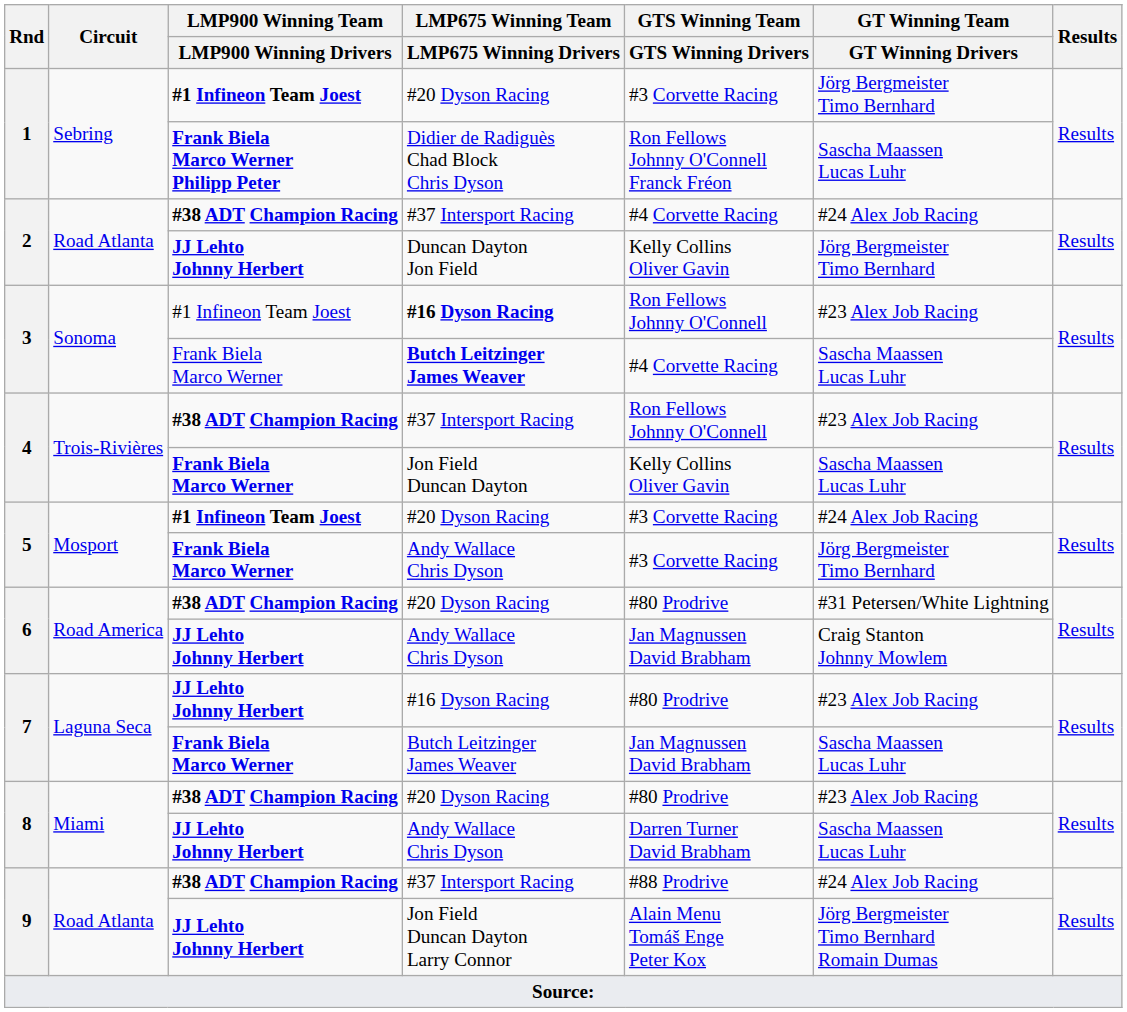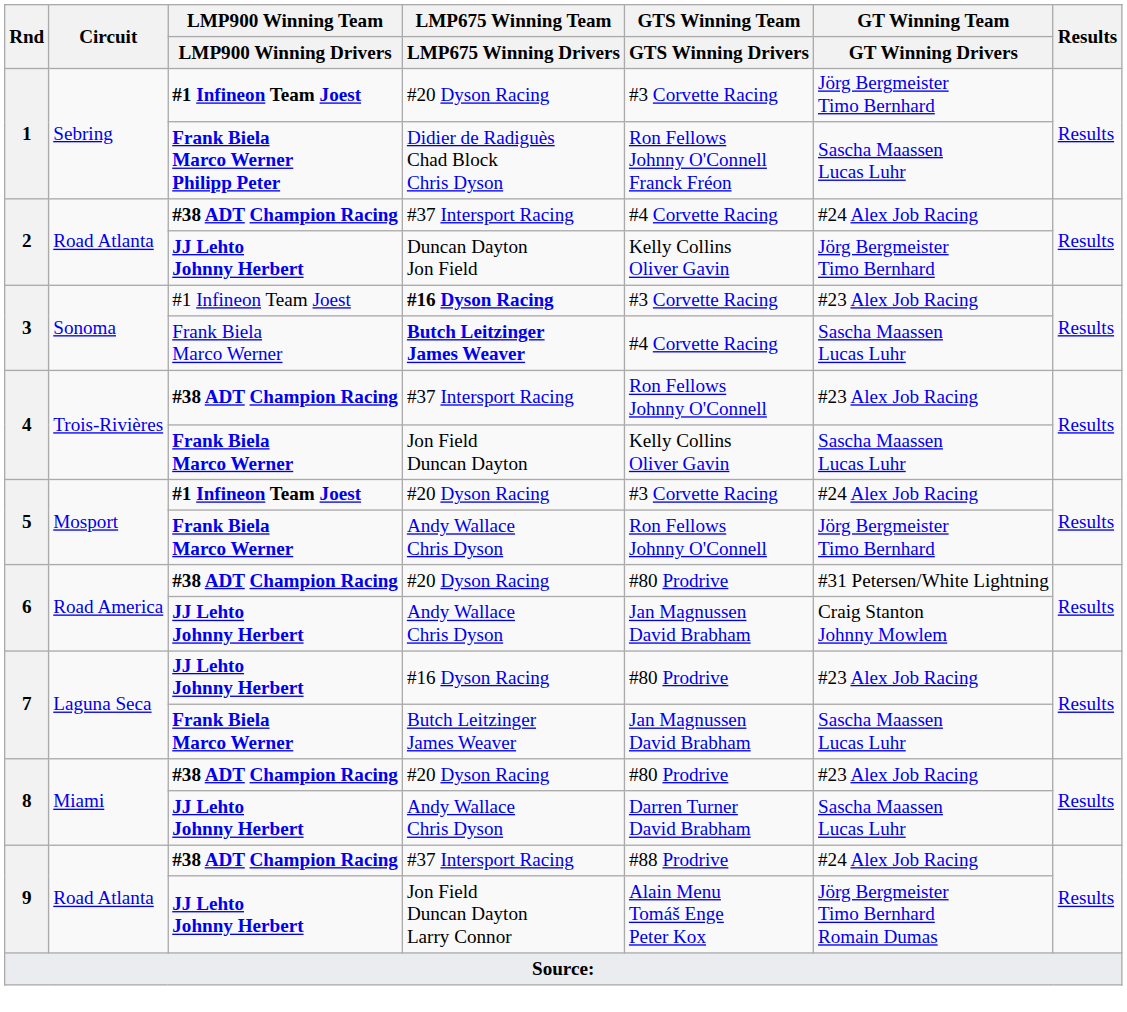(698, 311) Ron Fellows Johnny O'Connell -> (703, 300) #3 Corvette Racing
(703, 560) #3 Corvette Racing -> (698, 537) Ron Fellows Johnny O'Connell
